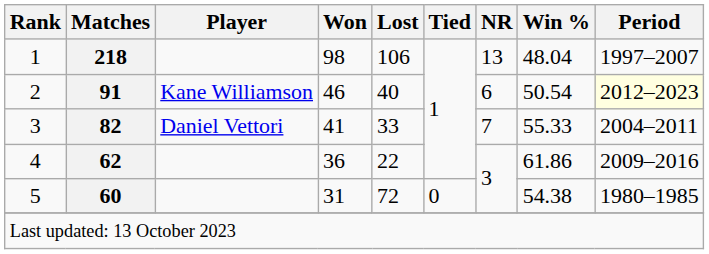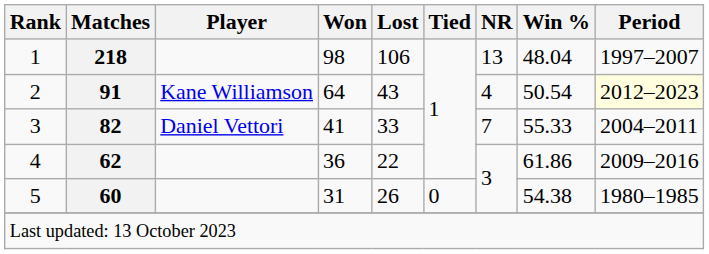(334, 91) 46 -> (334, 91) 64
(388, 91) 40 -> (388, 91) 43
(486, 91) 6 -> (486, 91) 4
(388, 195) 72 -> (388, 195) 26
